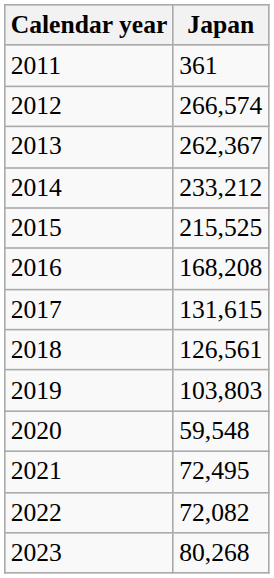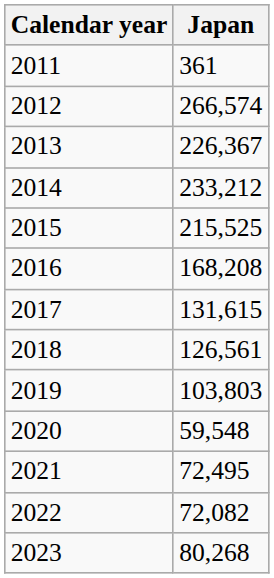(221, 146) 262,367 -> (221, 146) 226,367
